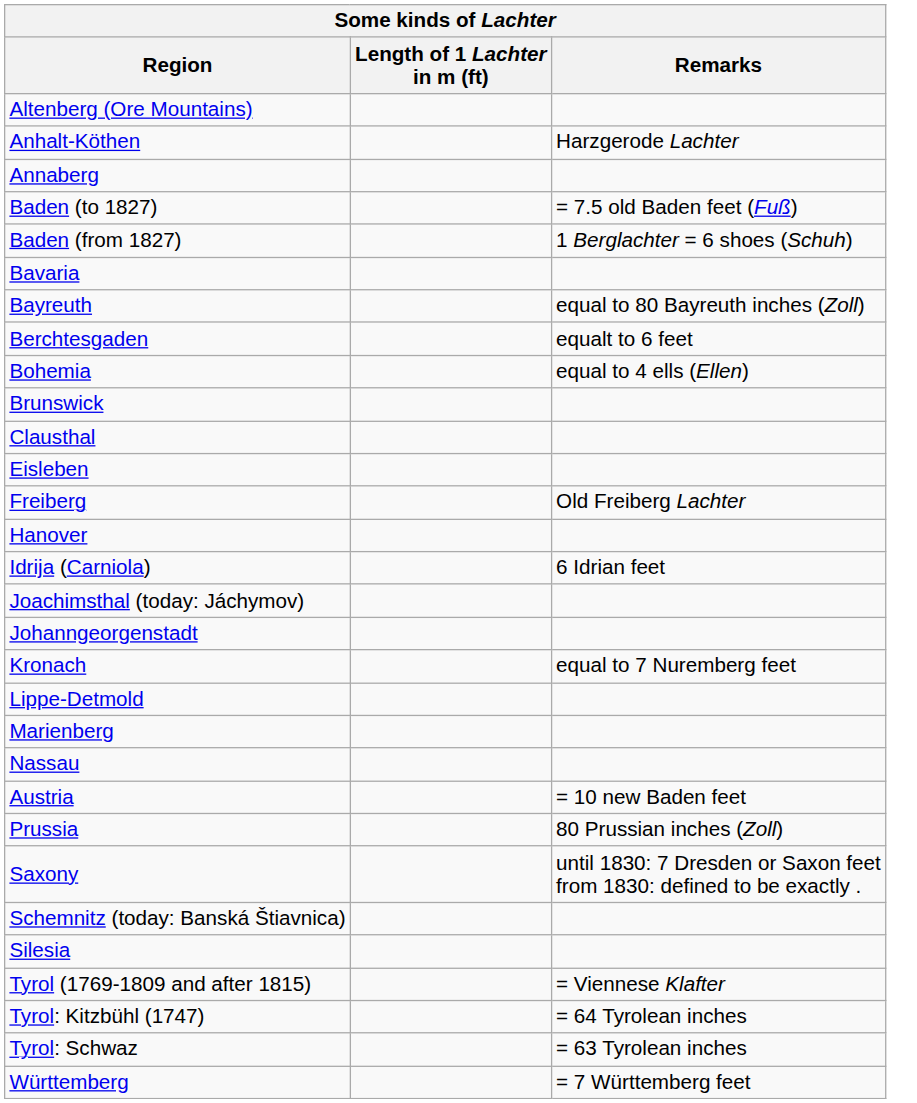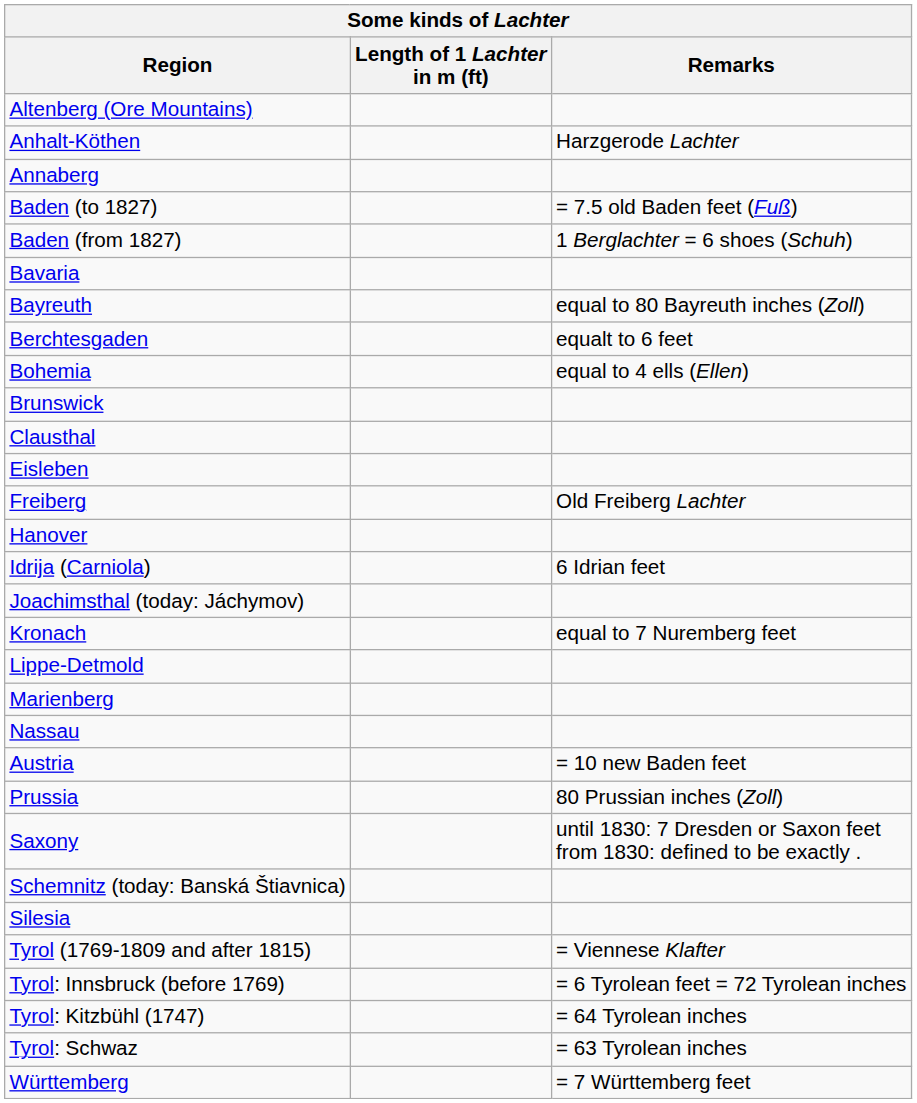- row: (104, 633)
+ row: (147, 983)
